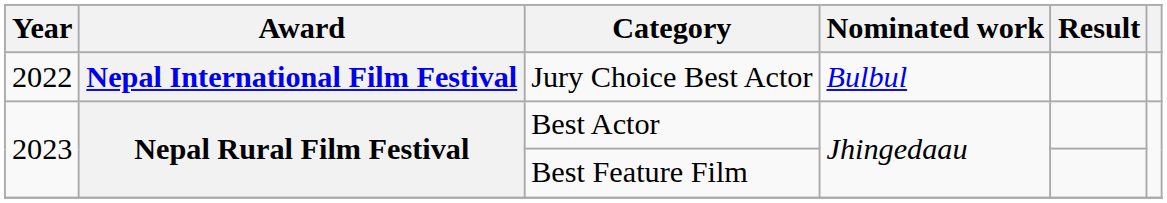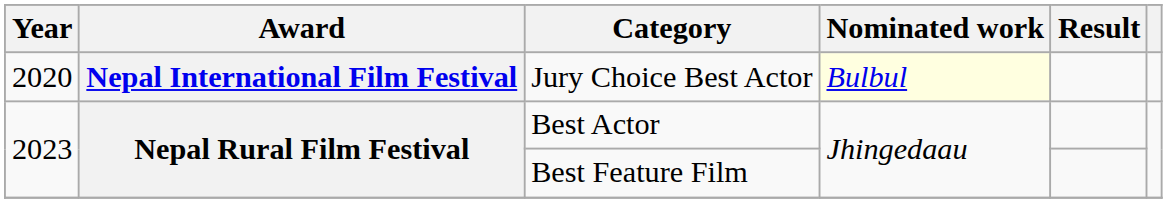(42, 76) 2022 -> (42, 76) 2020
(867, 76) no background -> (867, 76) lightyellow background
